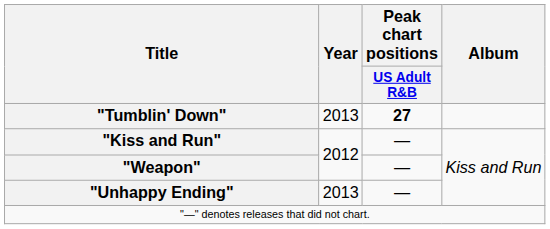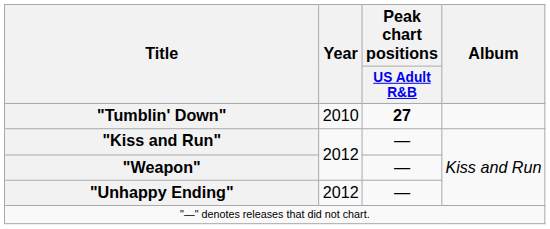(341, 116) 2013 -> (341, 116) 2010
(341, 192) 2013 -> (341, 192) 2012
